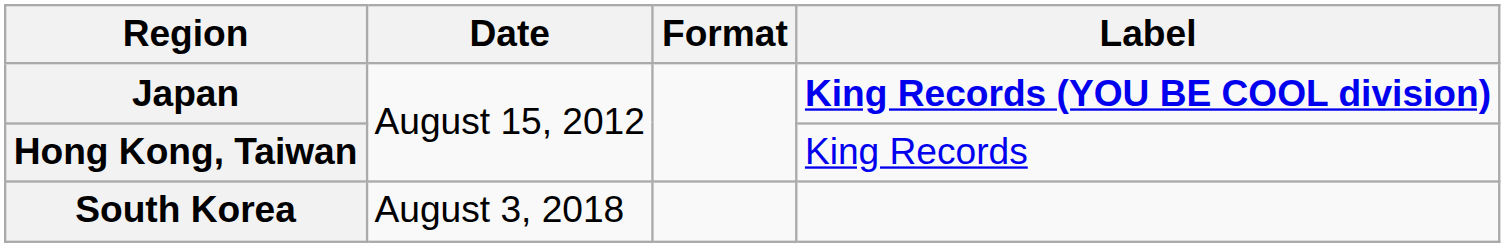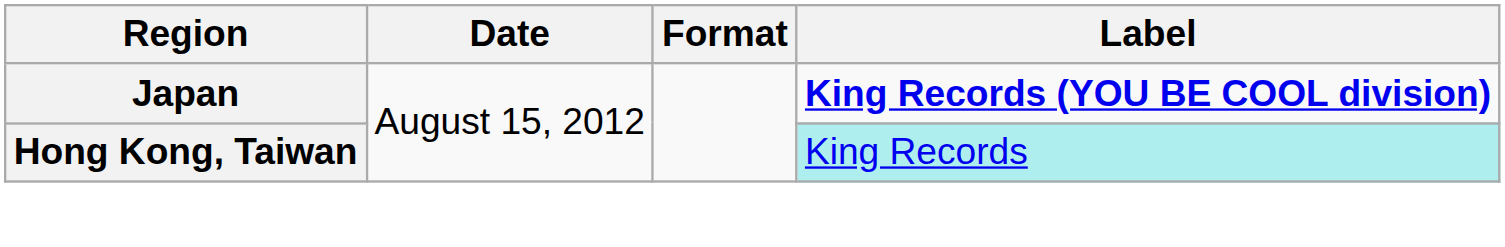(916, 151) no background -> (916, 151) paleturquoise background
- row: (186, 210)
